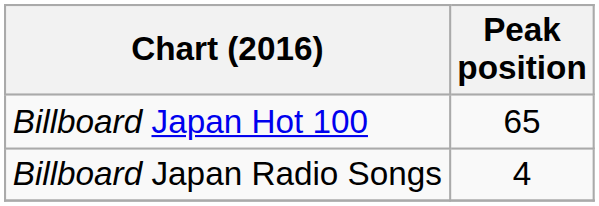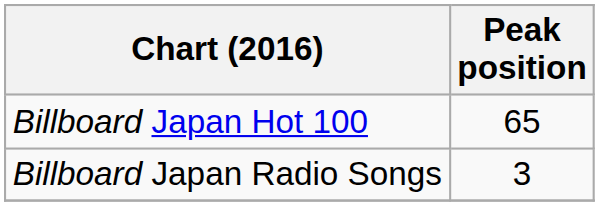(522, 173) 4 -> (522, 173) 3
